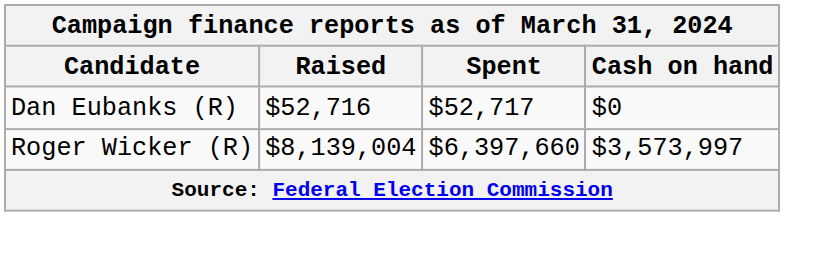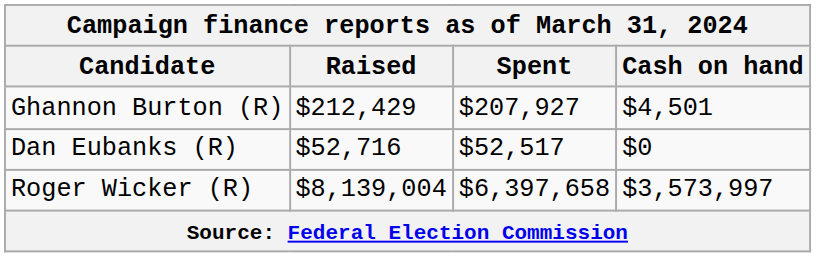+ row: (147, 108)
(481, 108) $52,717 -> (512, 149) $52,517
(504, 149) $6,397,660 -> (534, 190) $6,397,658
